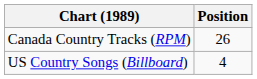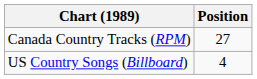(223, 39) 26 -> (223, 39) 27
